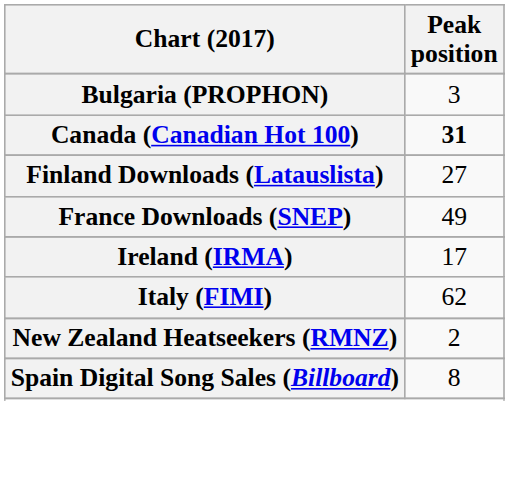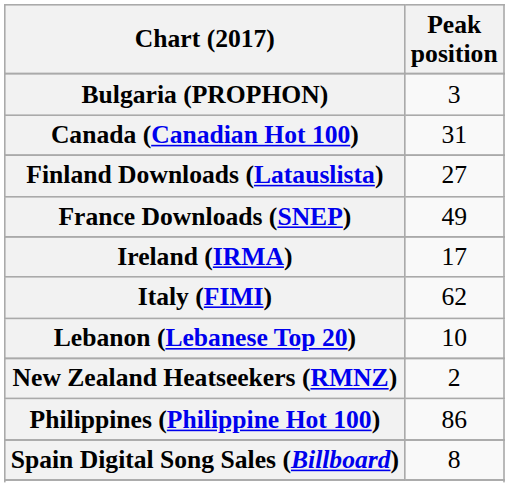(454, 134) bold -> (454, 134) normal
+ row: (205, 337)
+ row: (205, 418)
